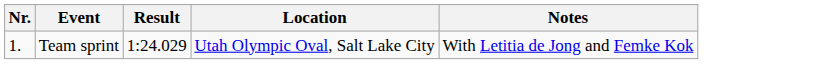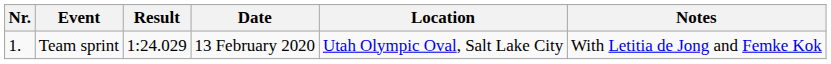+ column: (255, 17)
